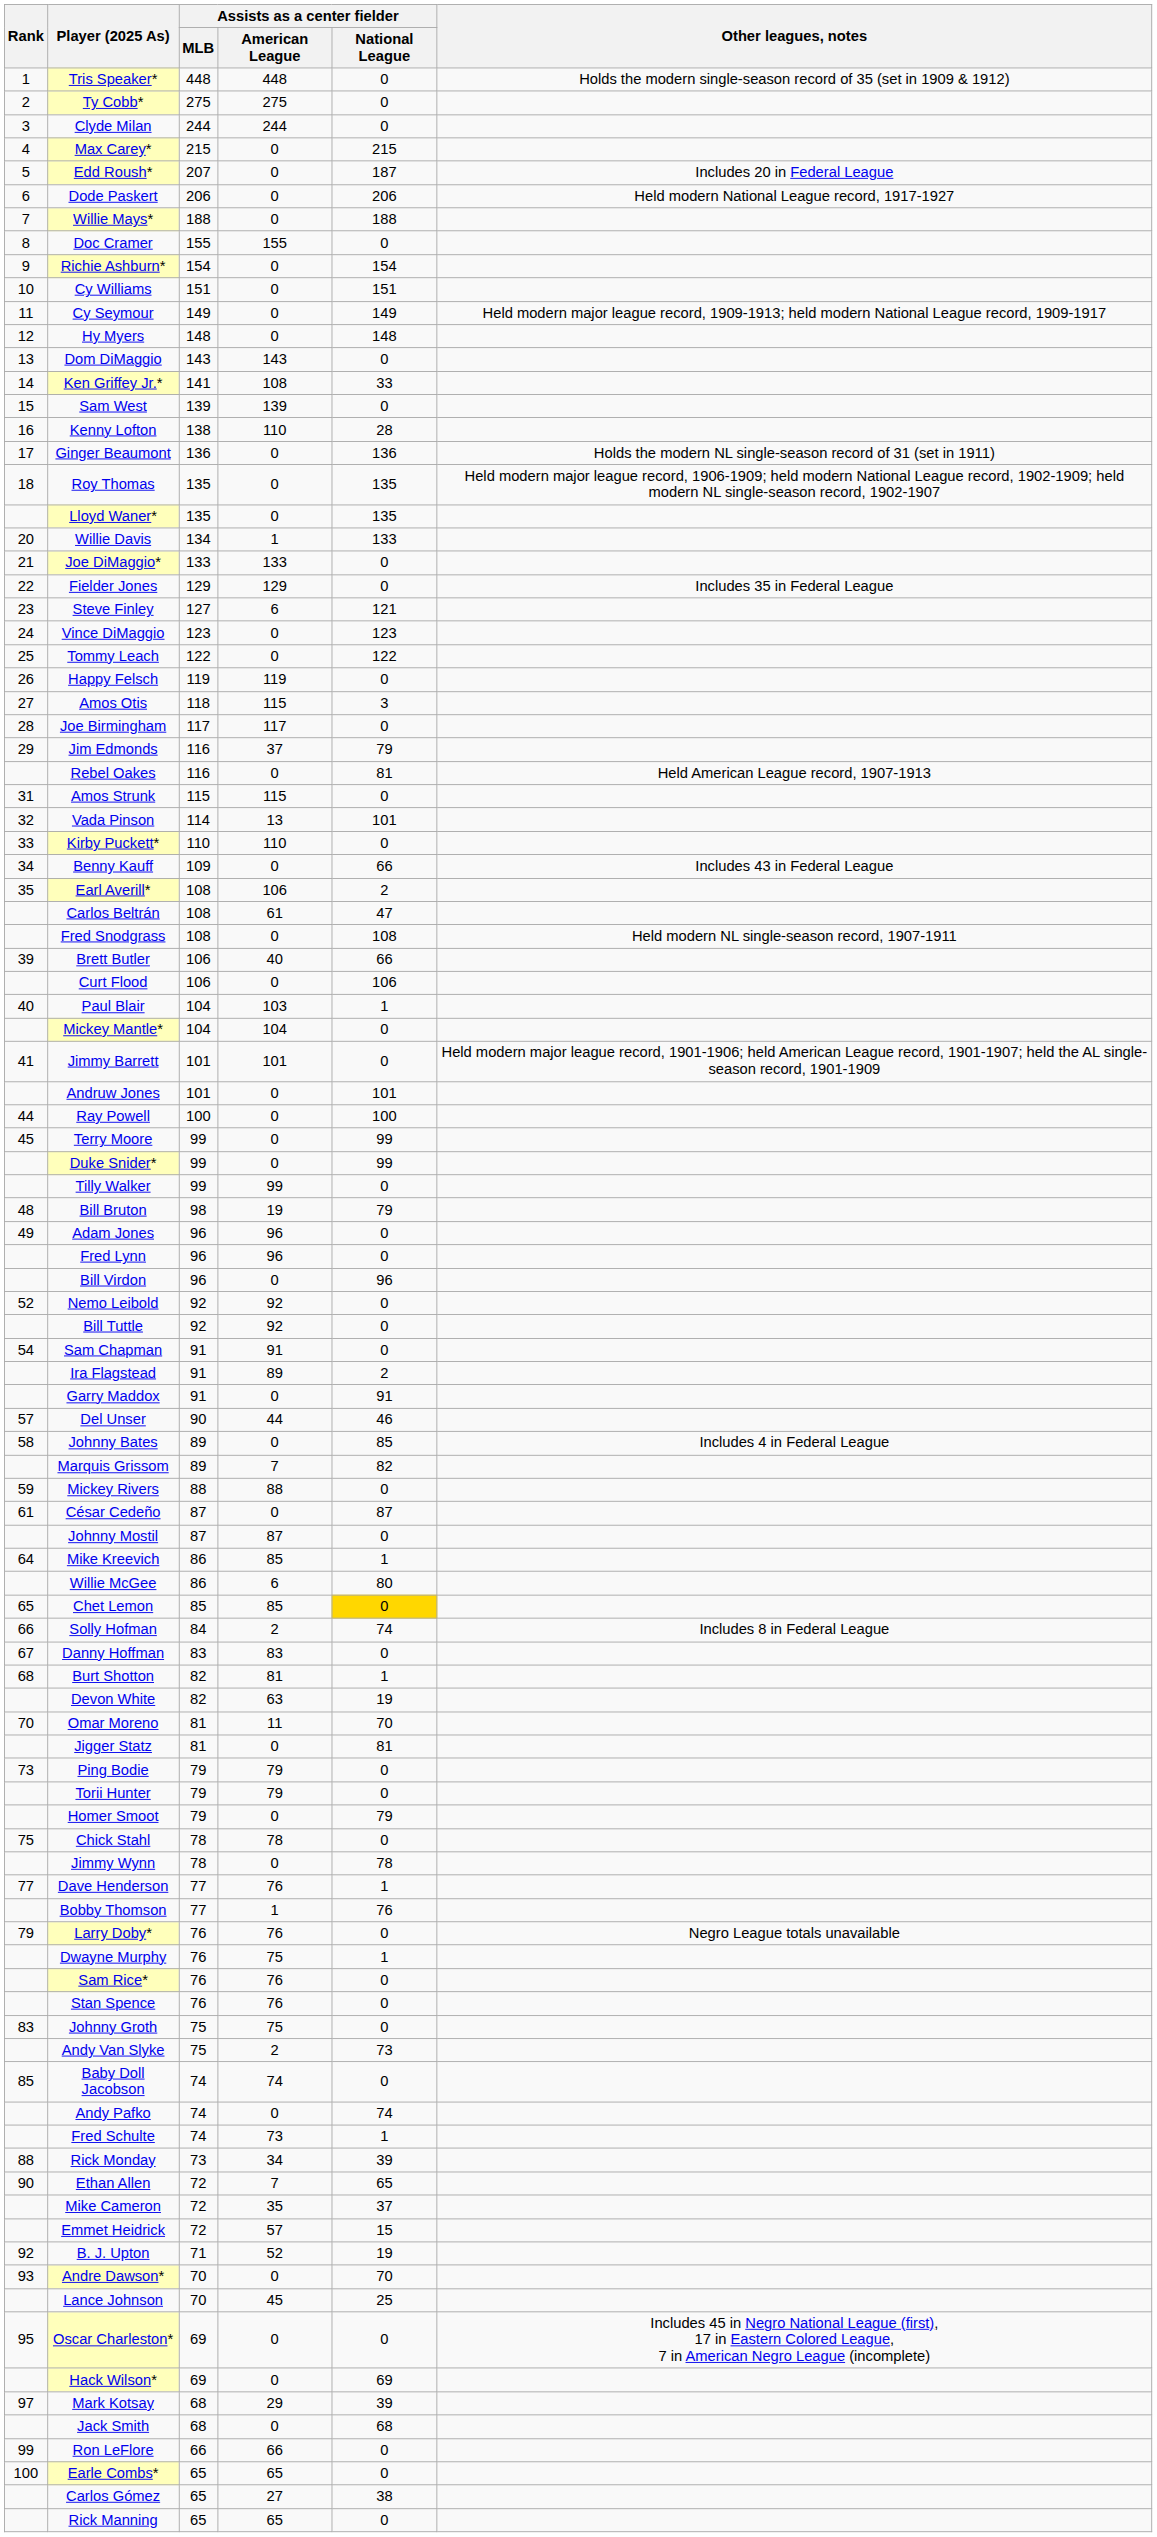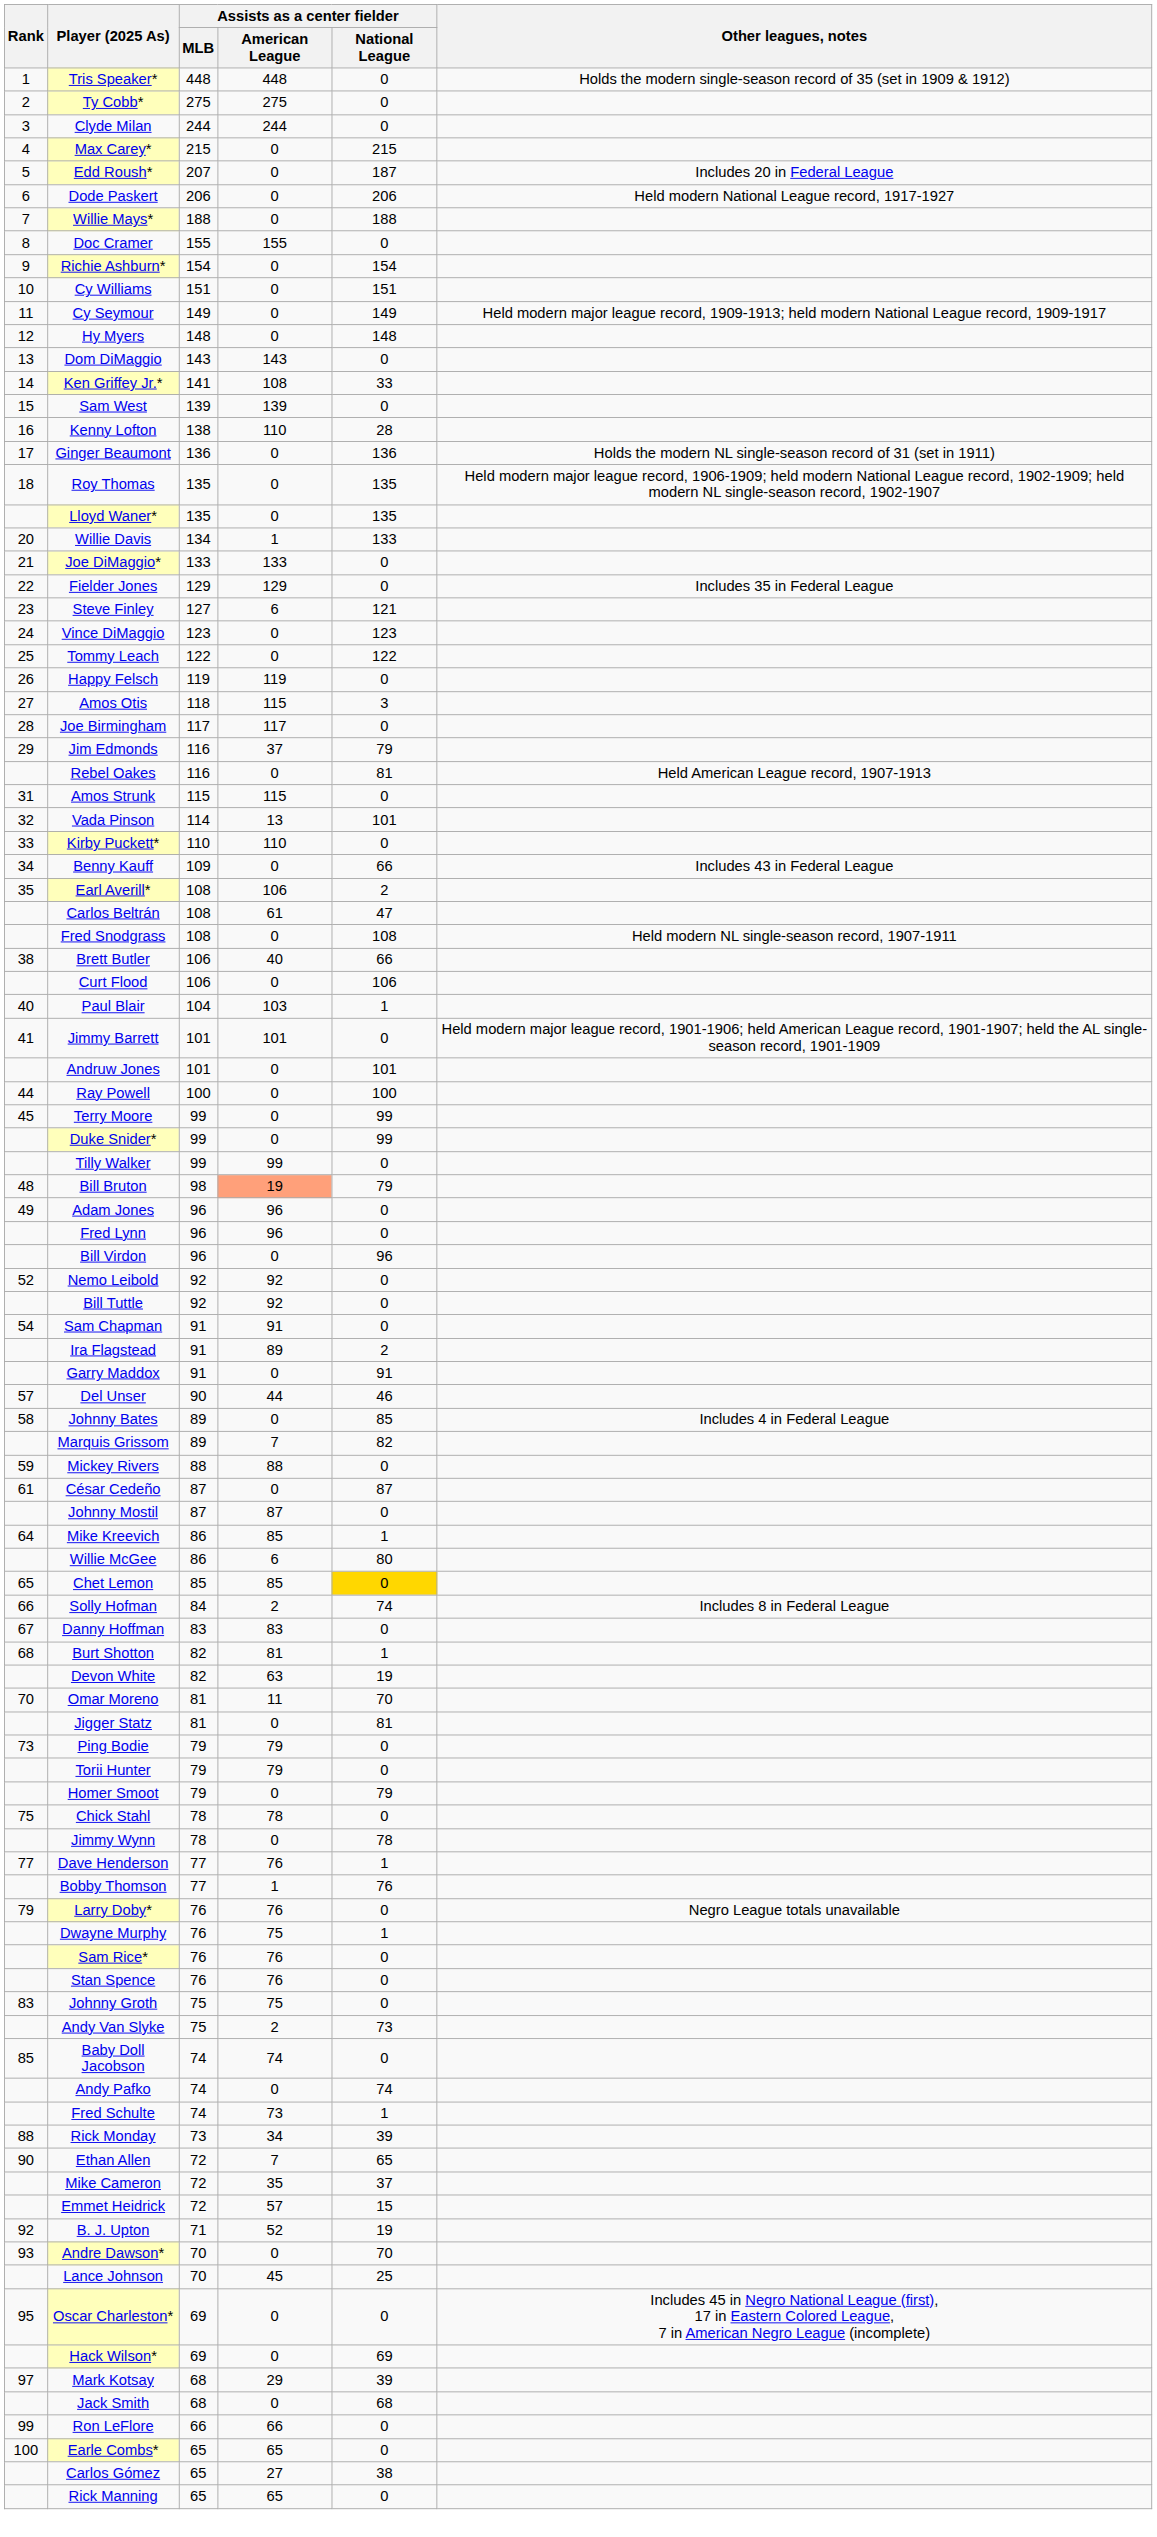(26, 959) 39 -> (26, 959) 38
- row: (113, 1029)
(275, 1209) no background -> (275, 1186) lightsalmon background
